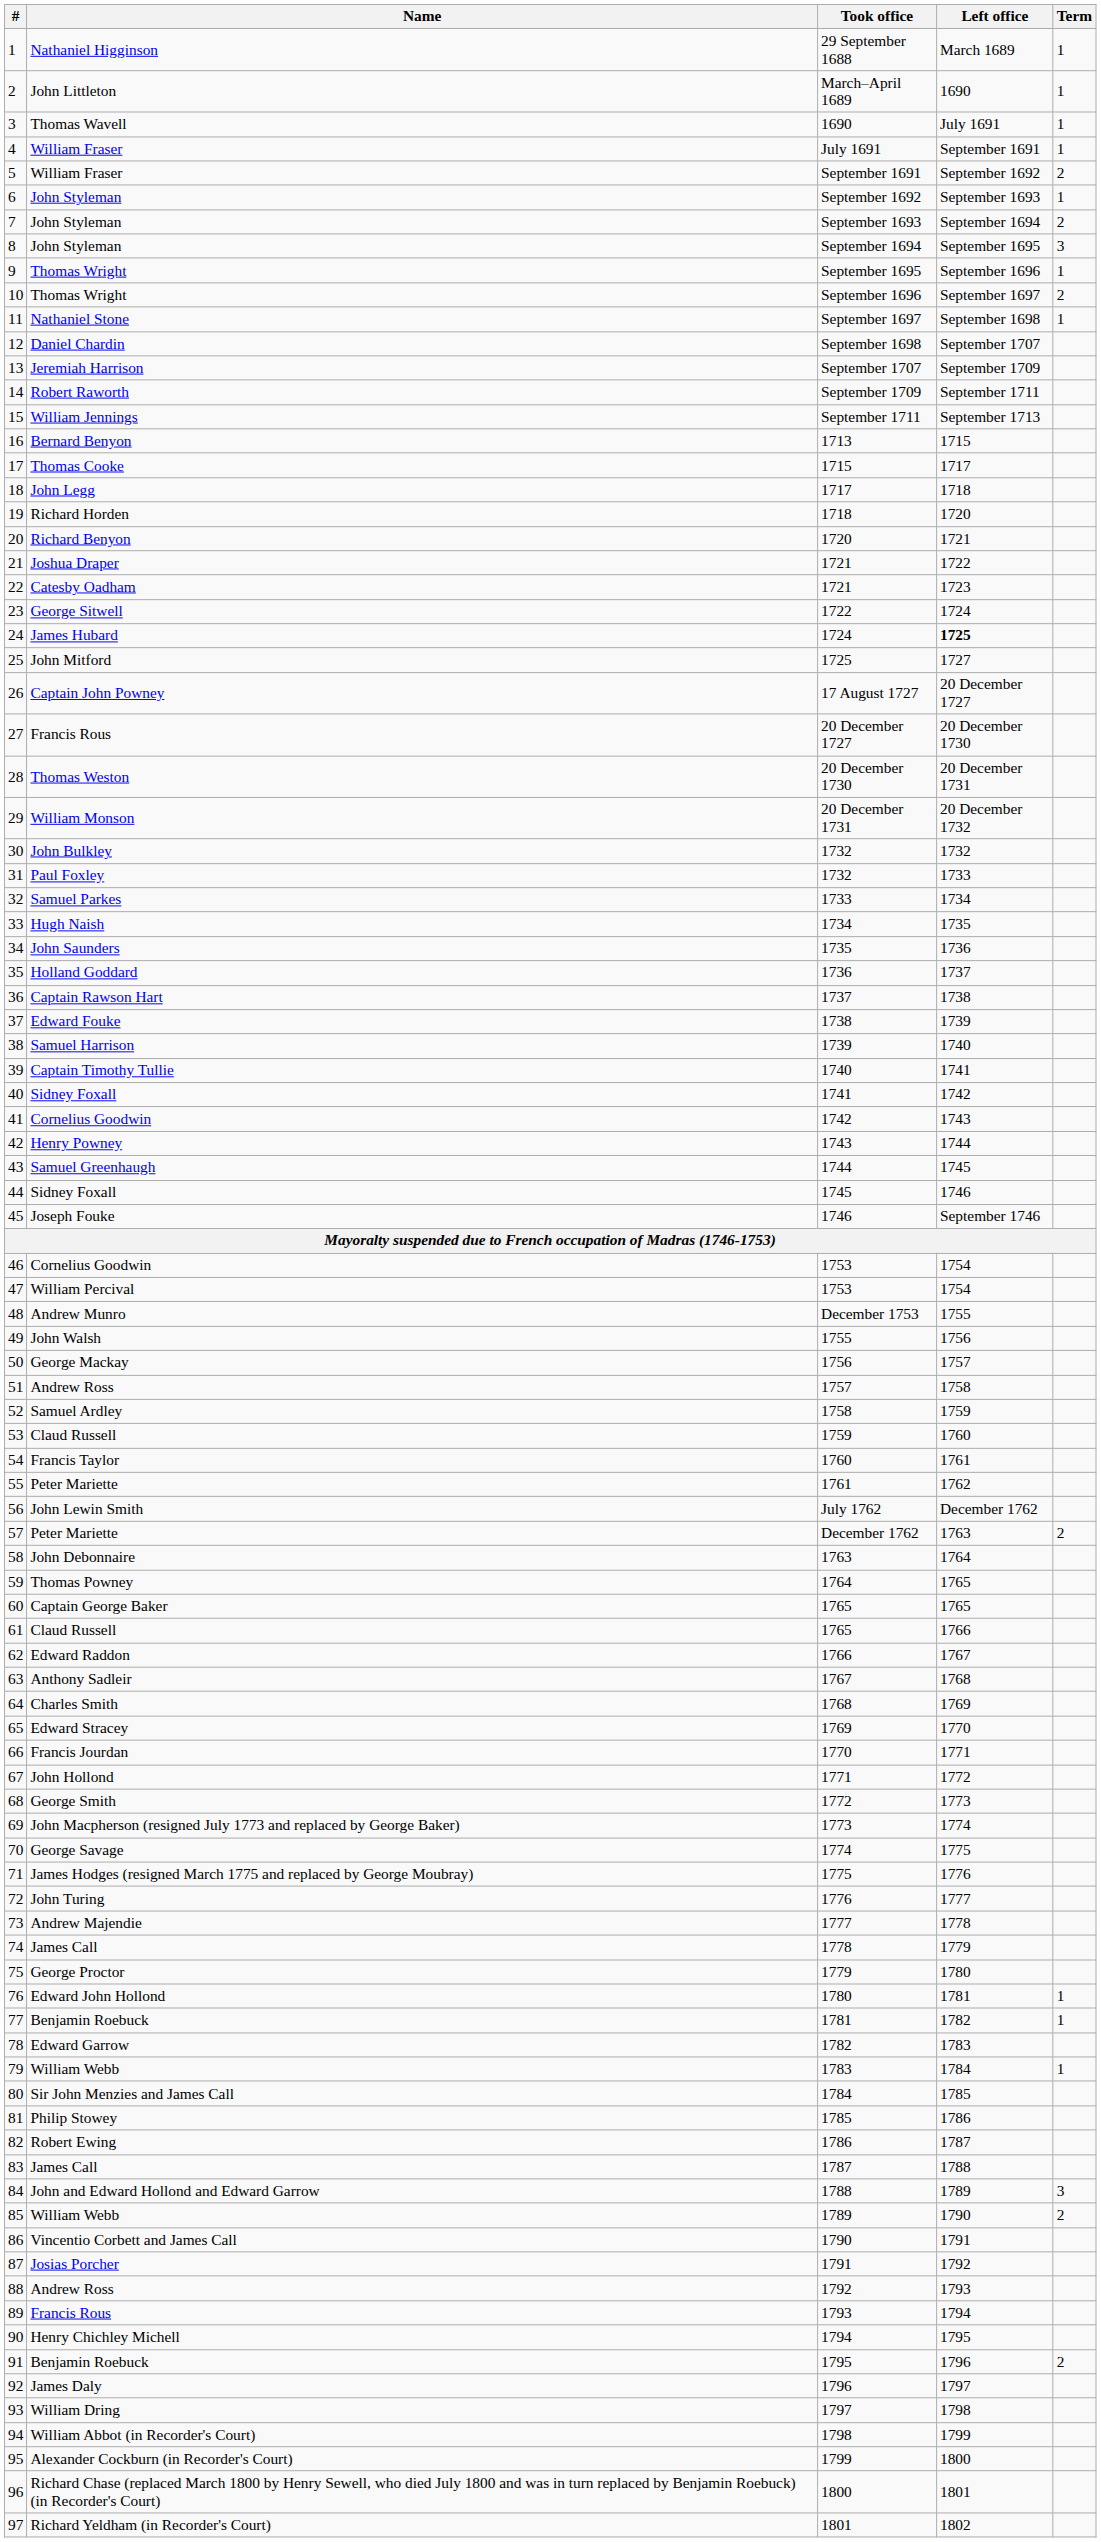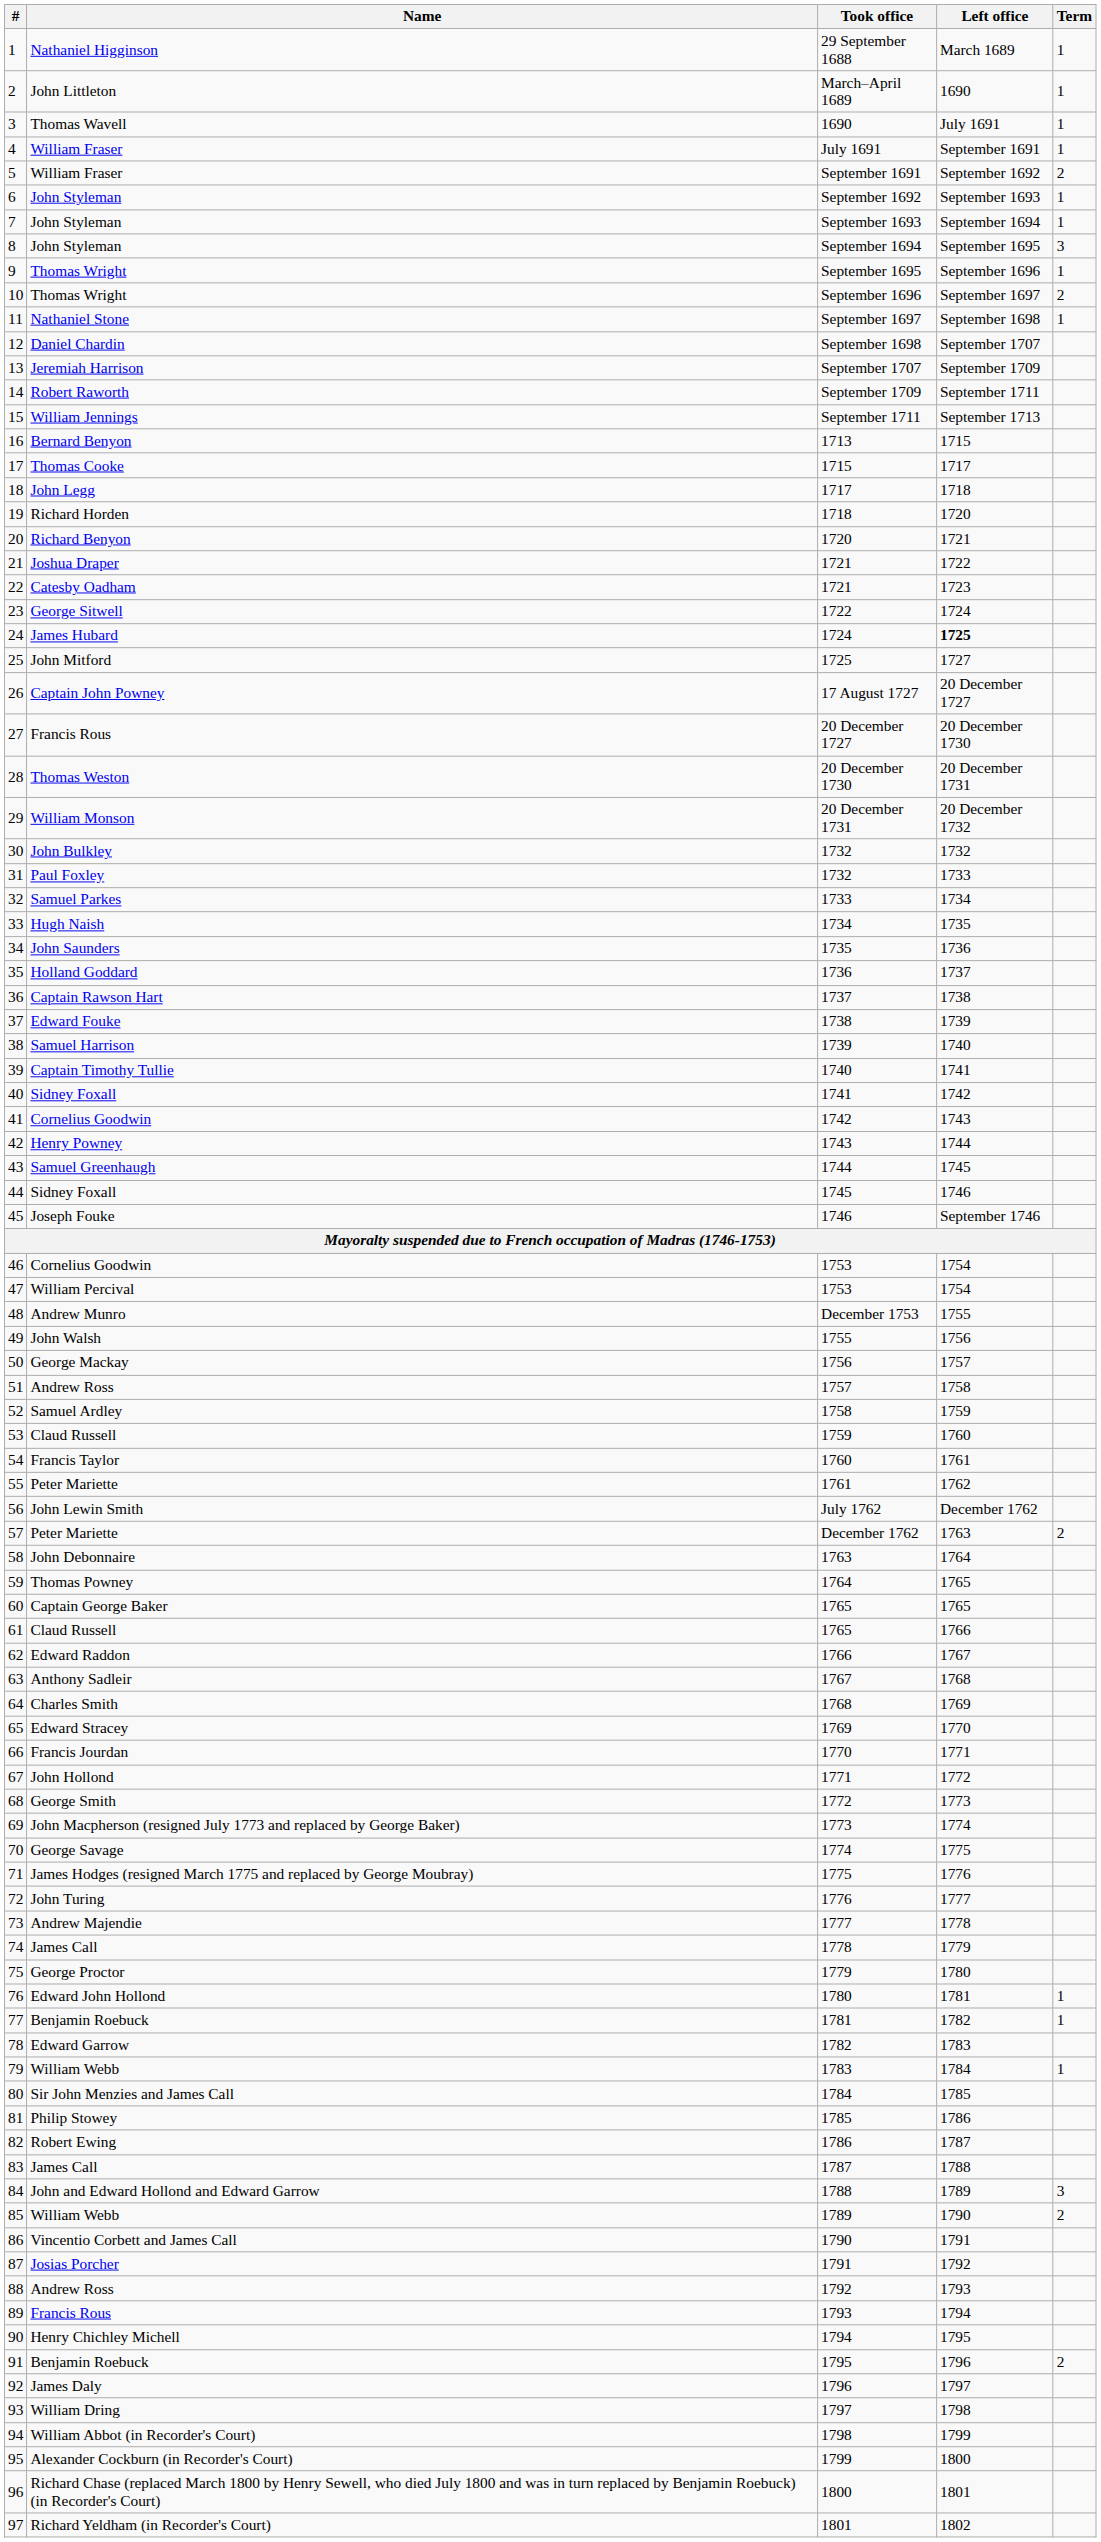(1061, 221) 2 -> (1061, 221) 1
